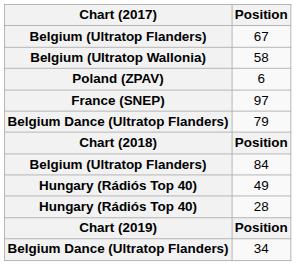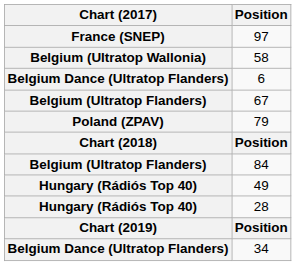rows swapped: (261, 36) <-> (261, 100)
(118, 79) Poland (ZPAV) -> (118, 79) Belgium Dance (Ultratop Flanders)
(118, 121) Belgium Dance (Ultratop Flanders) -> (118, 121) Poland (ZPAV)
